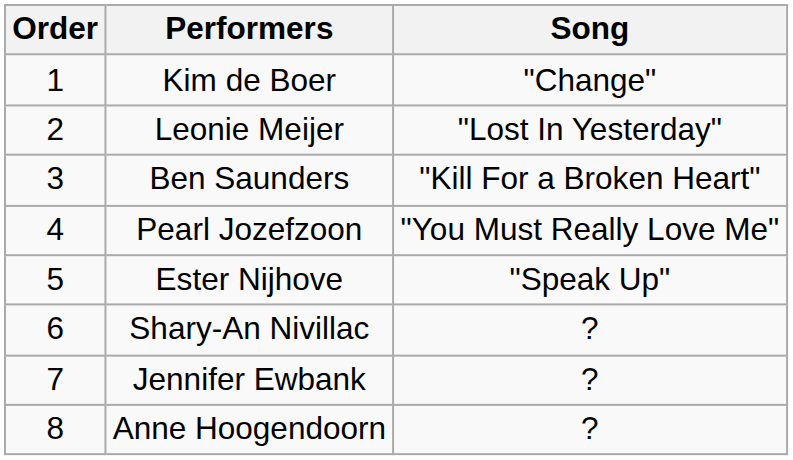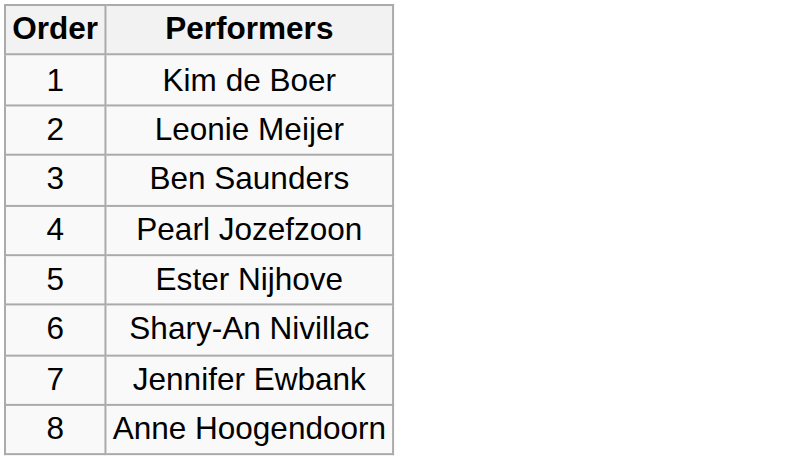- column: (590, 29)
